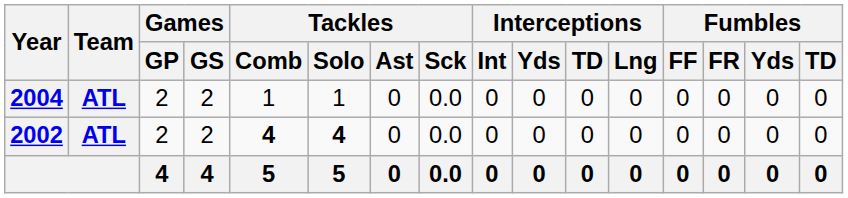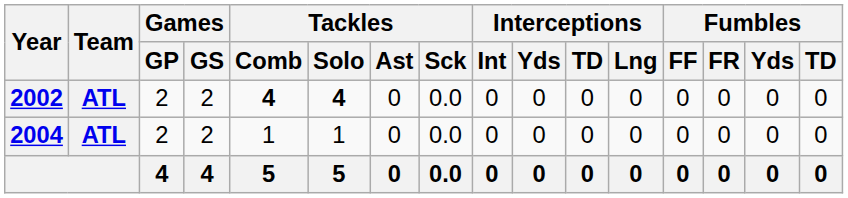rows swapped: (37, 135) <-> (37, 98)
